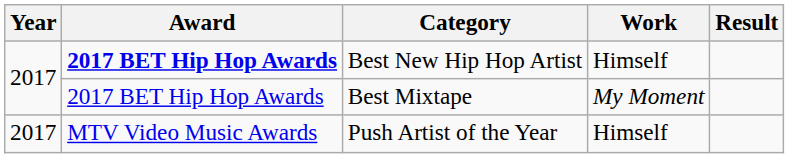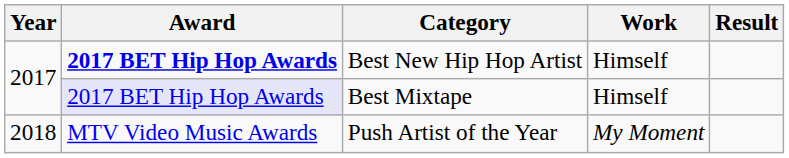(195, 96) no background -> (195, 96) lavender background
(649, 96) My Moment -> (630, 96) Himself
(33, 133) 2017 -> (33, 133) 2018
(630, 133) Himself -> (649, 133) My Moment
